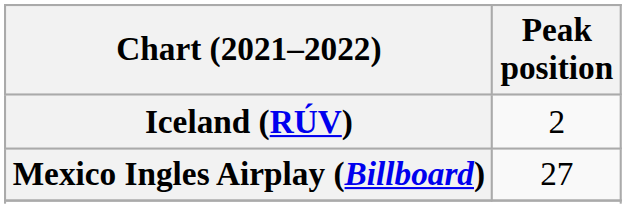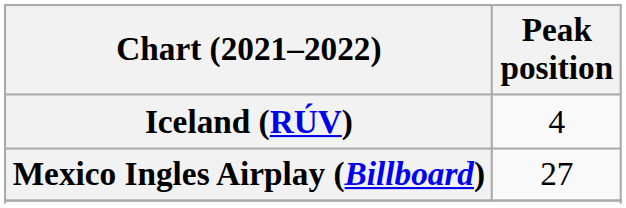(557, 121) 2 -> (557, 121) 4
